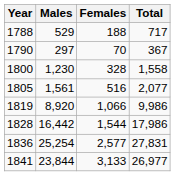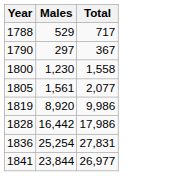- column: (103, 13)
